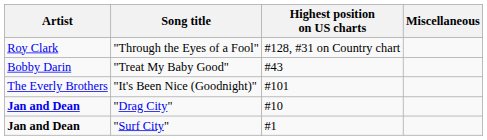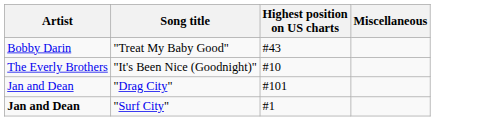- row: (186, 47)
(277, 86) #101 -> (272, 67) #10
(44, 106) bold -> (40, 86) normal
(274, 106) #10 -> (275, 86) #101
